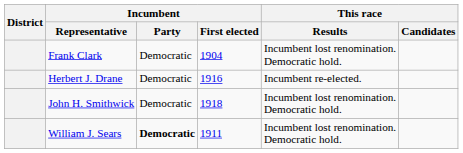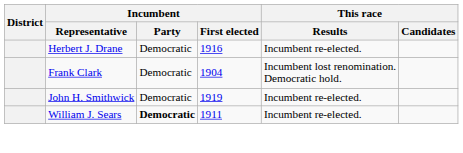rows swapped: (85, 79) <-> (75, 55)
(211, 103) 1918 -> (211, 97) 1919
(330, 103) Incumbent lost renomination. Democratic hold. -> (313, 97) Incumbent re-elected.
(330, 133) Incumbent lost renomination. Democratic hold. -> (313, 114) Incumbent re-elected.
